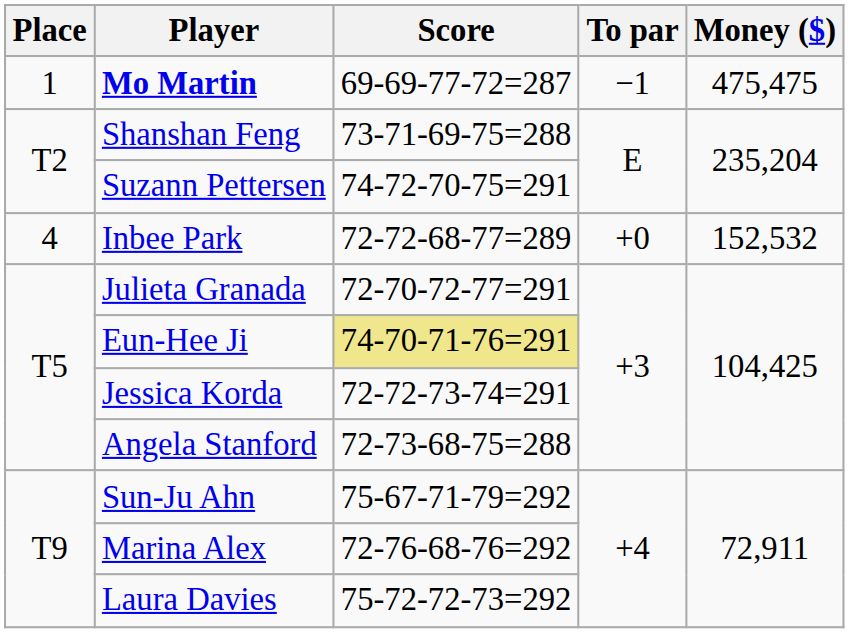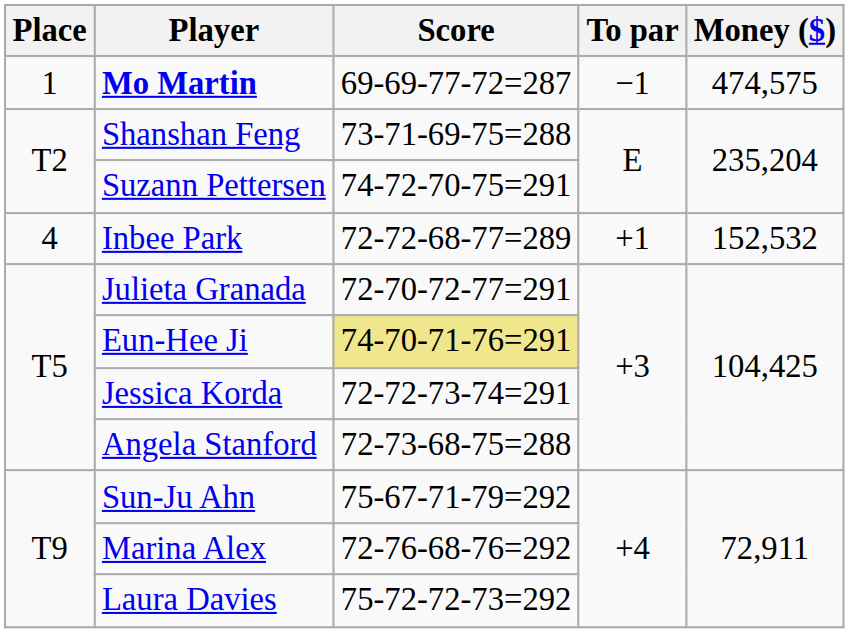(765, 82) 475,475 -> (765, 82) 474,575
(633, 237) +0 -> (633, 237) +1
